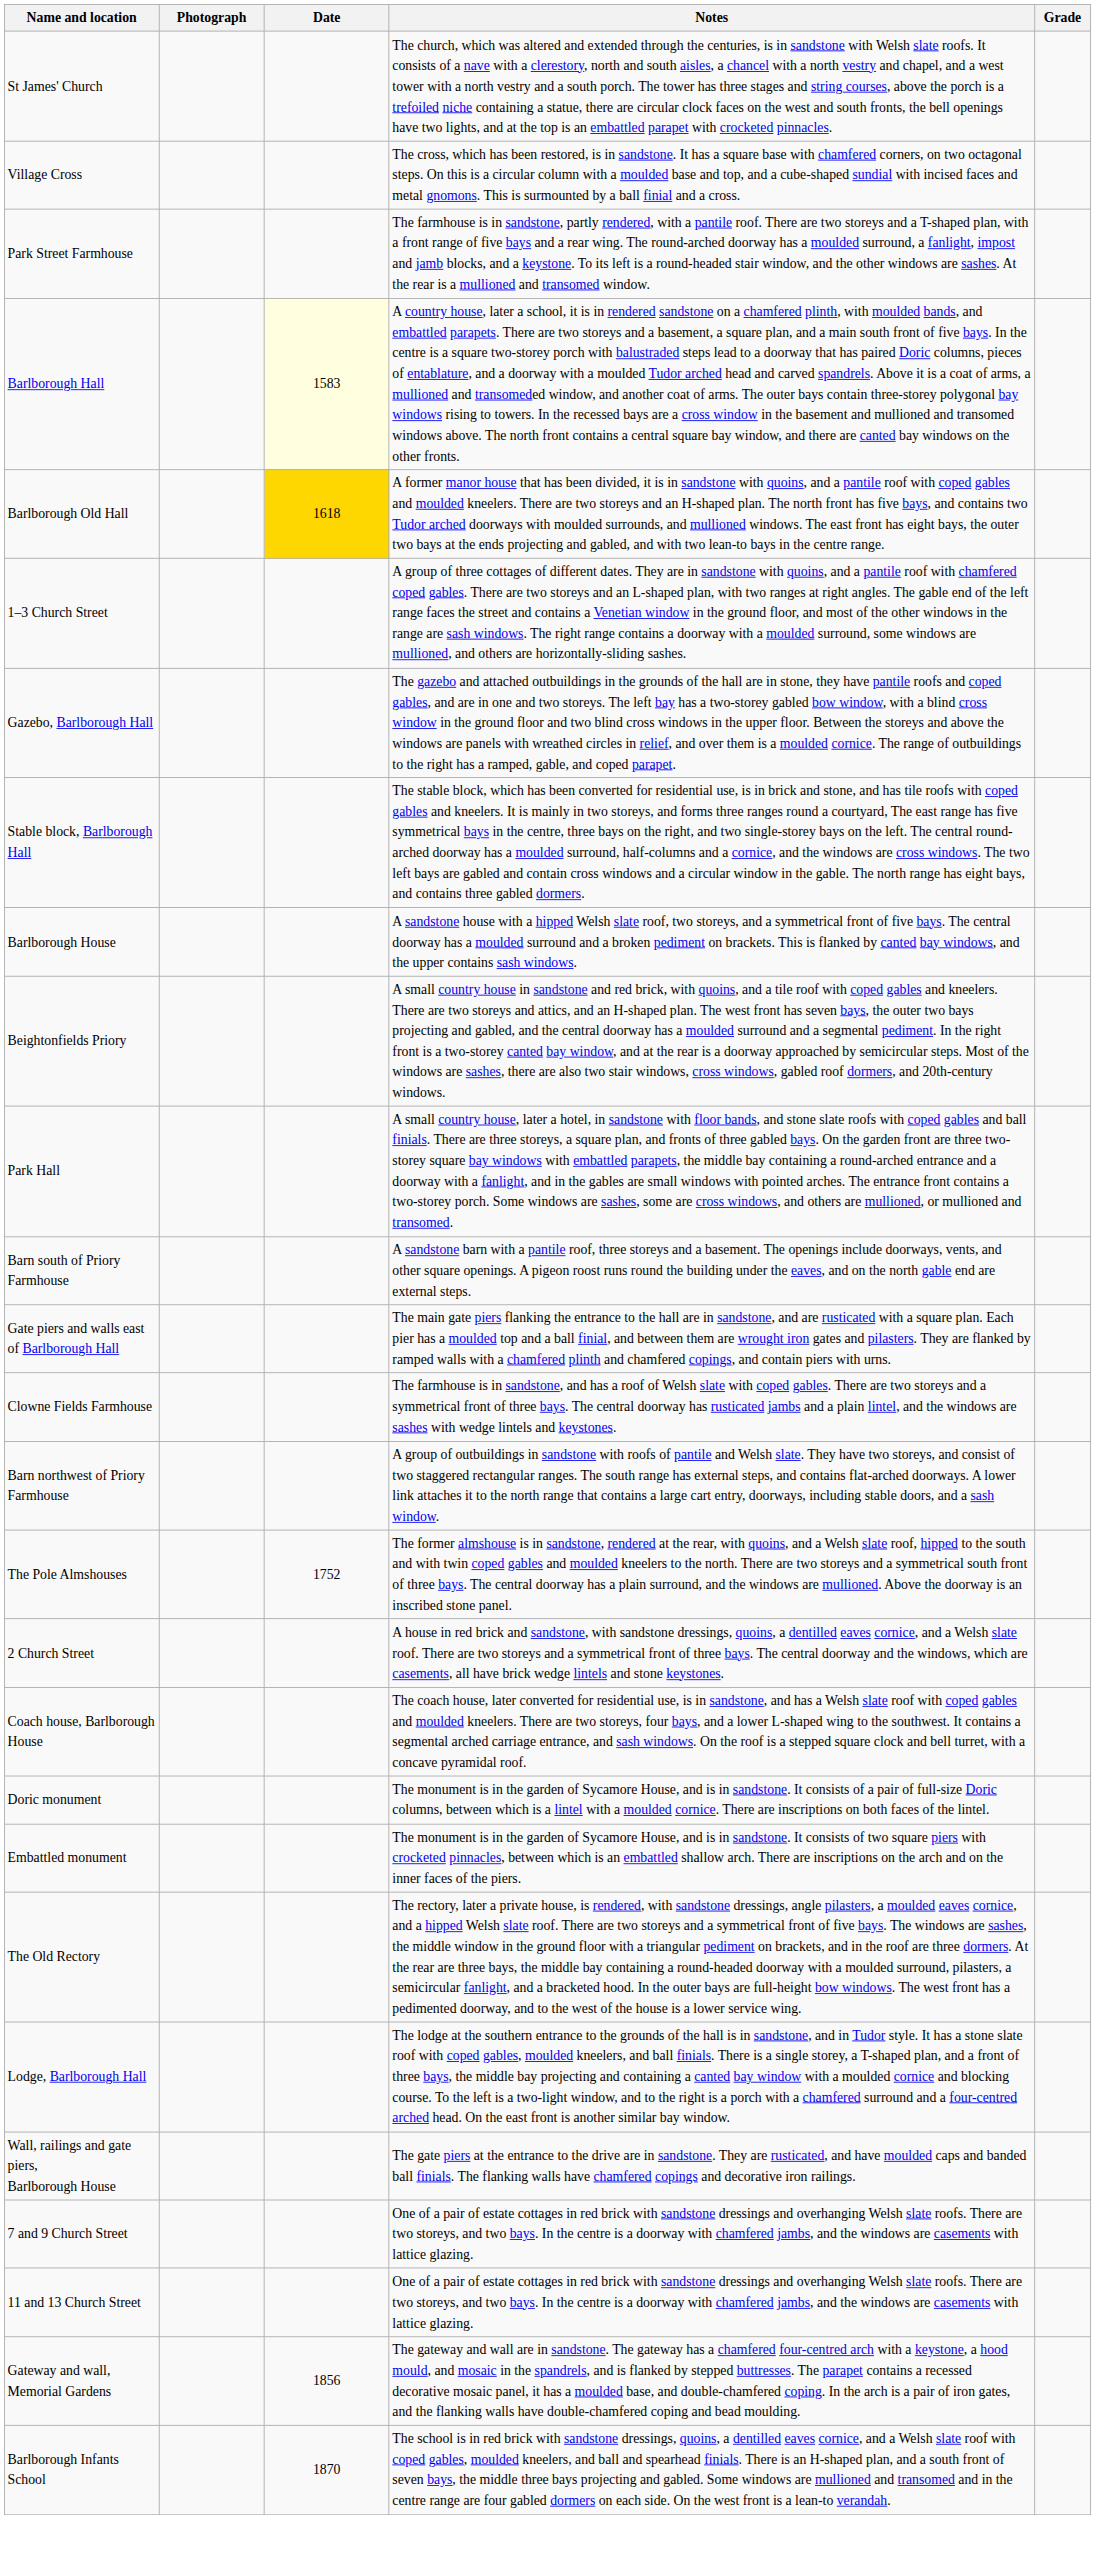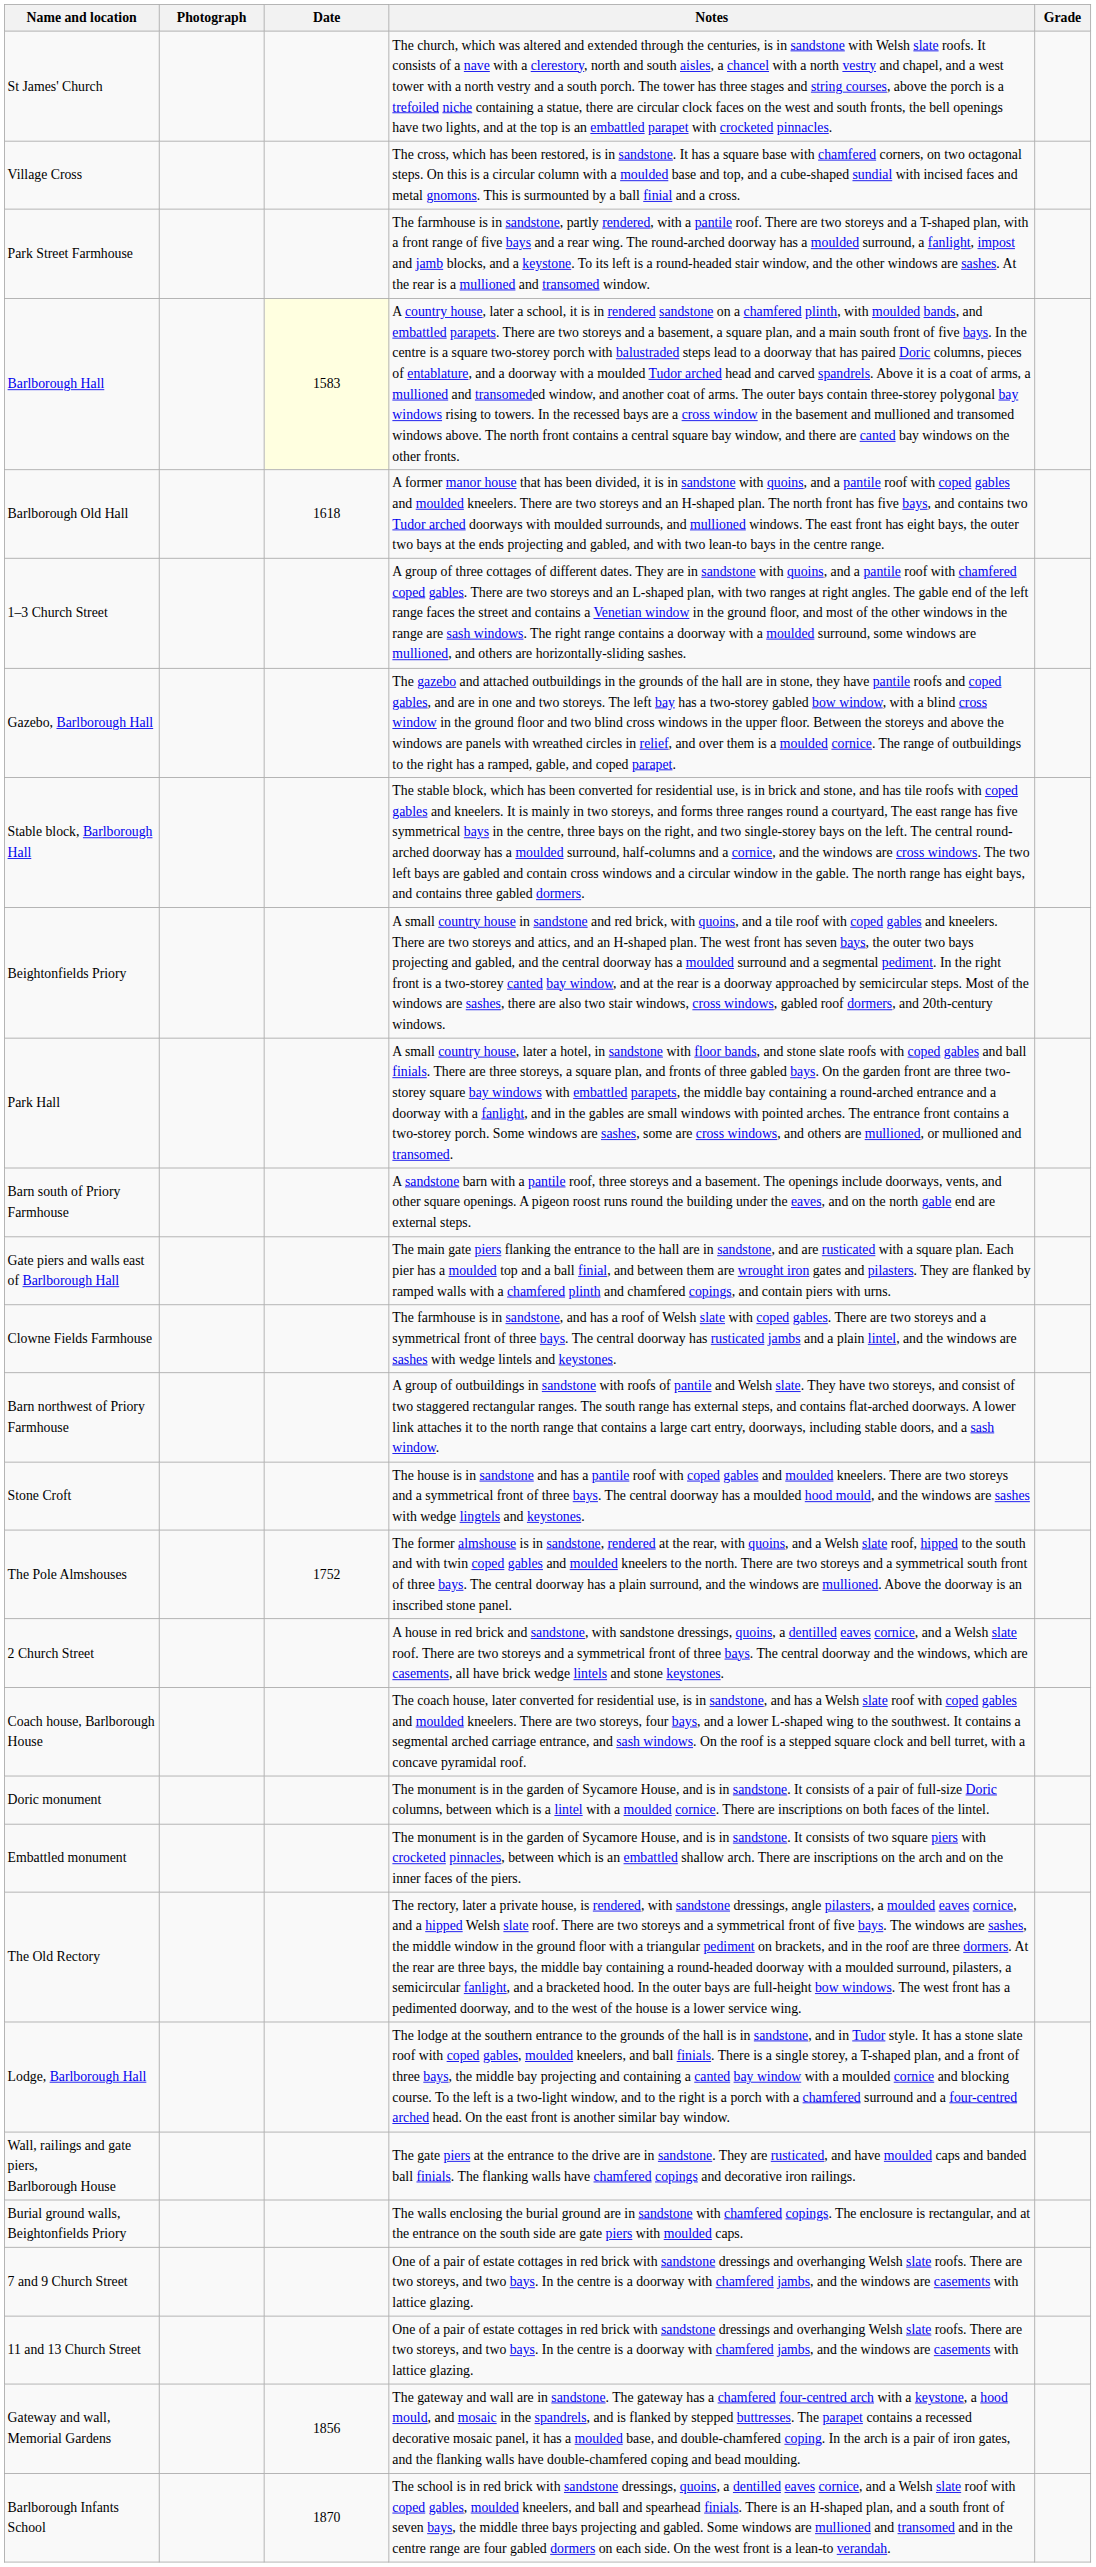(327, 514) gold background -> (327, 514) no background
- row: (62, 941)
+ row: (40, 1496)
+ row: (67, 2223)
